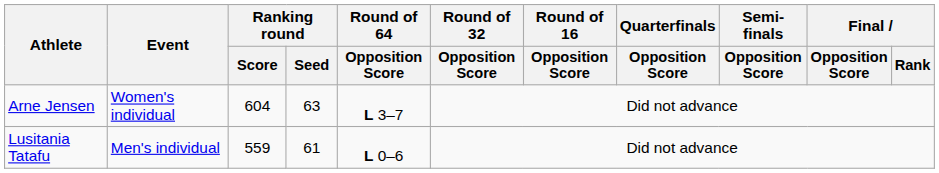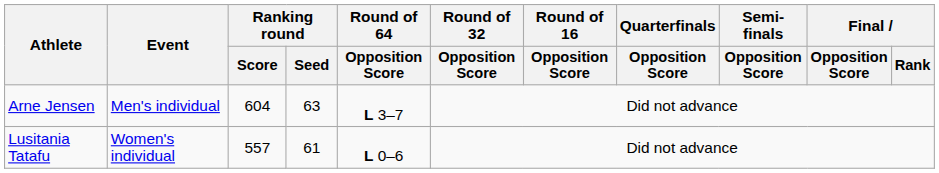(143, 106) Women's individual -> (165, 106) Men's individual
(165, 148) Men's individual -> (143, 148) Women's individual
(257, 148) 559 -> (257, 148) 557
